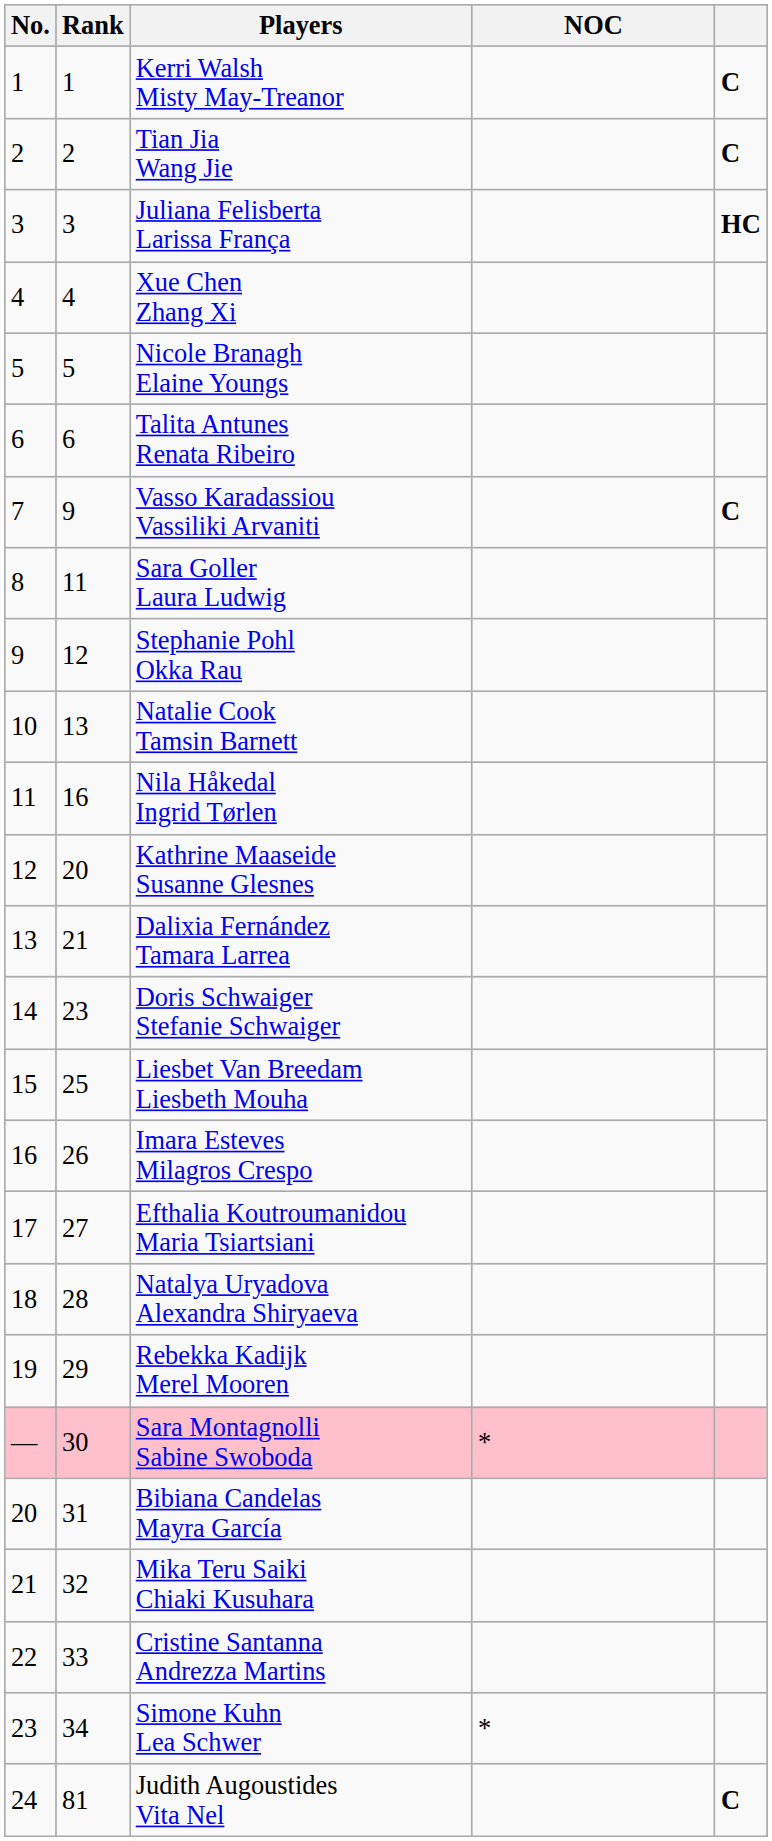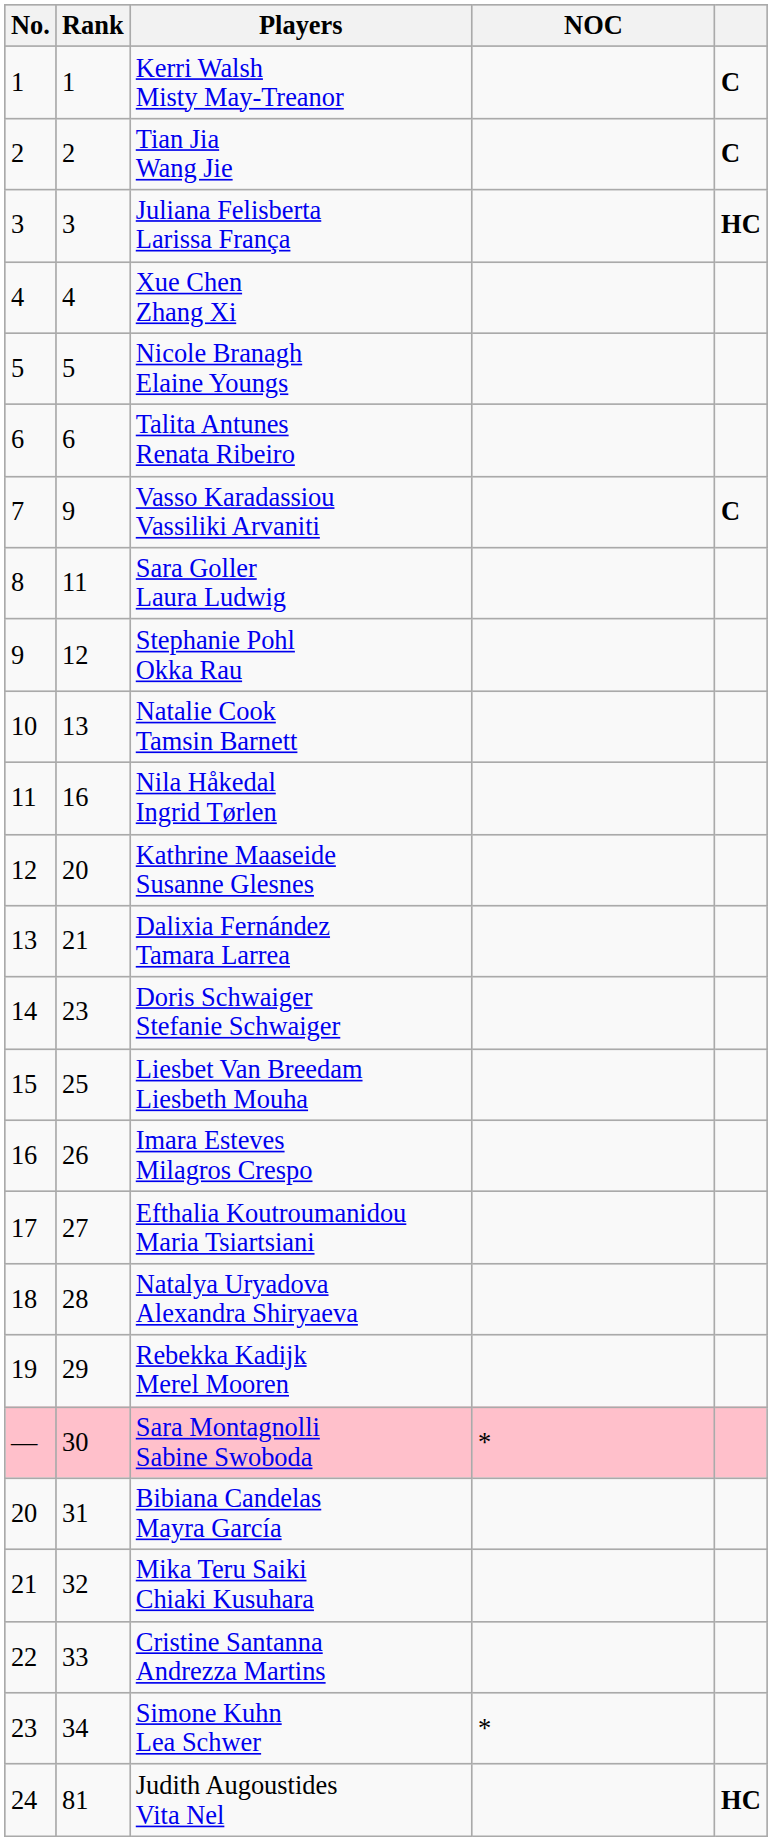(731, 1799) C -> (741, 1799) HC
